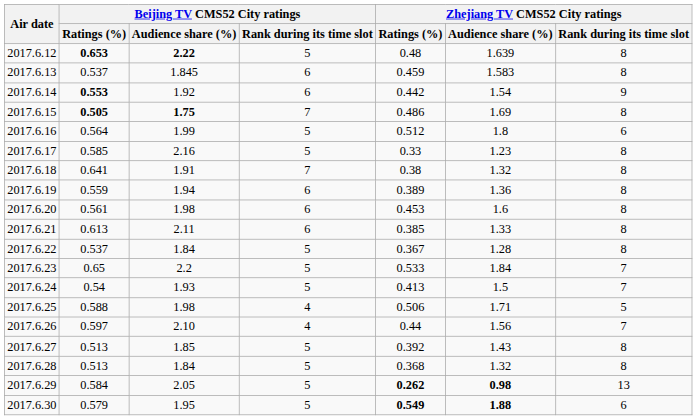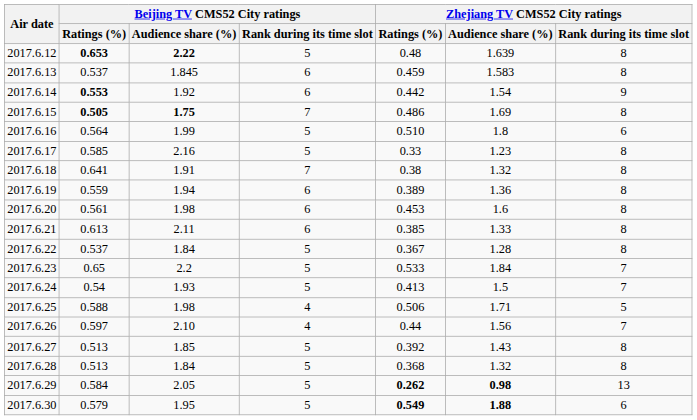(410, 131) 0.512 -> (410, 131) 0.510
